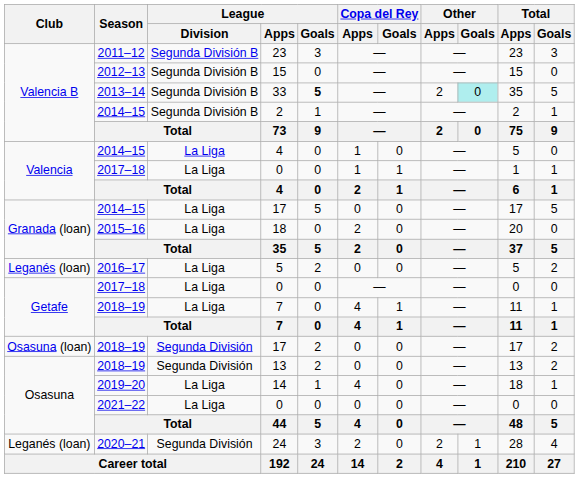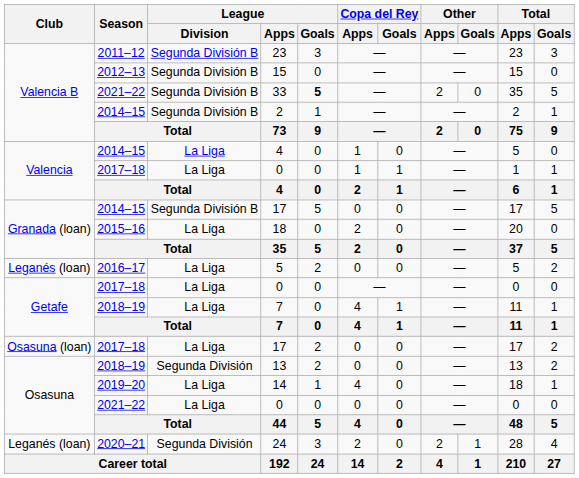(121, 92) 2013–14 -> (121, 92) 2021–22
(478, 92) paleturquoise background -> (478, 92) no background
(205, 209) La Liga -> (205, 209) Segunda División B
(121, 346) 2018–19 -> (121, 346) 2017–18
(205, 346) Segunda División -> (205, 346) La Liga
